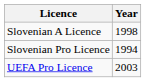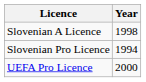(126, 67) 2003 -> (126, 67) 2000
